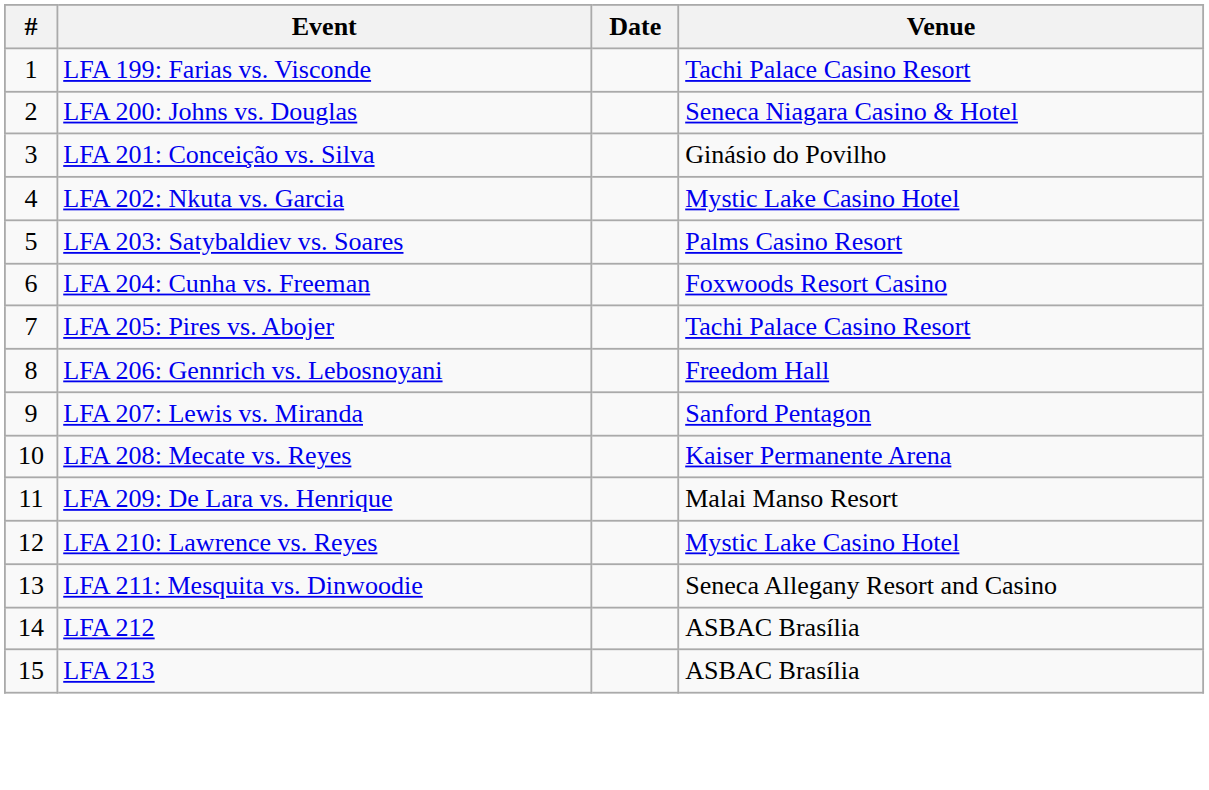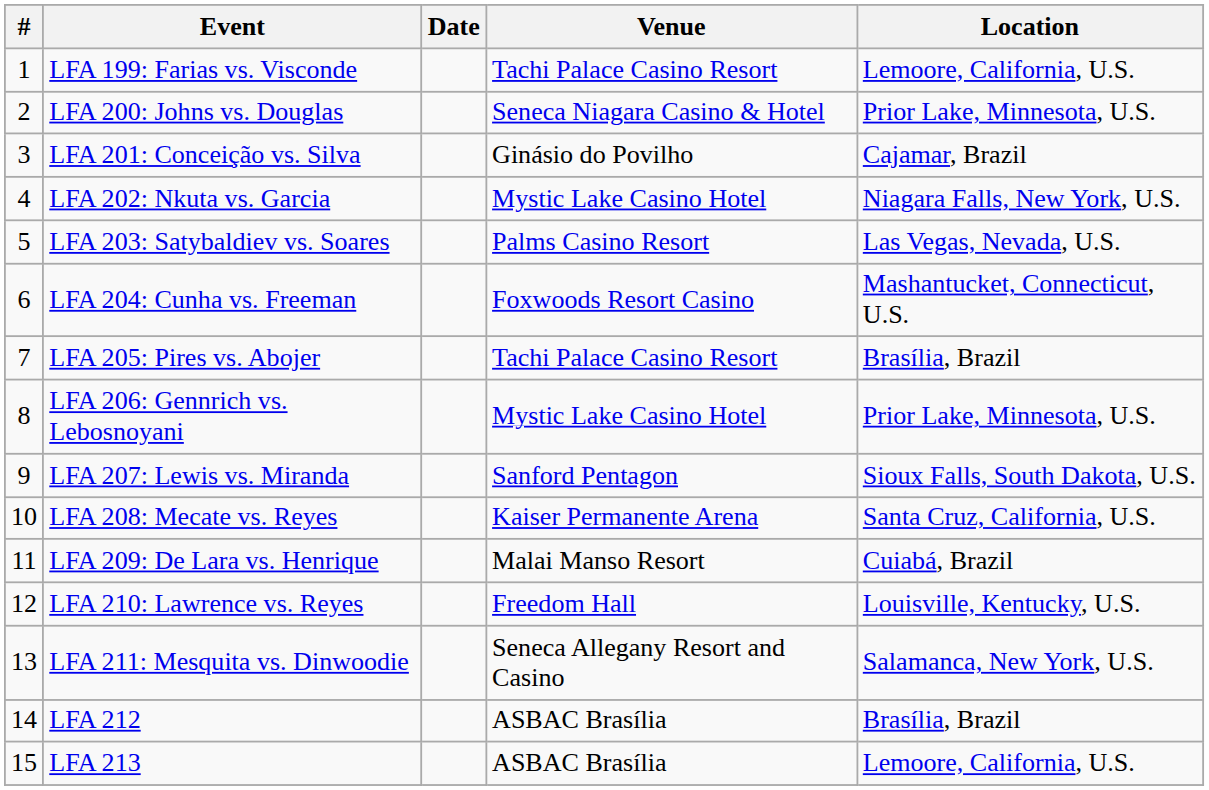+ column: (1030, 26)
(757, 370) Freedom Hall -> (629, 416) Mystic Lake Casino Hotel
(822, 542) Mystic Lake Casino Hotel -> (564, 603) Freedom Hall
